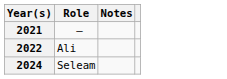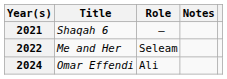+ column: (95, 13)
(67, 48) Ali -> (158, 48) Seleam
(76, 65) Seleam -> (149, 65) Ali
